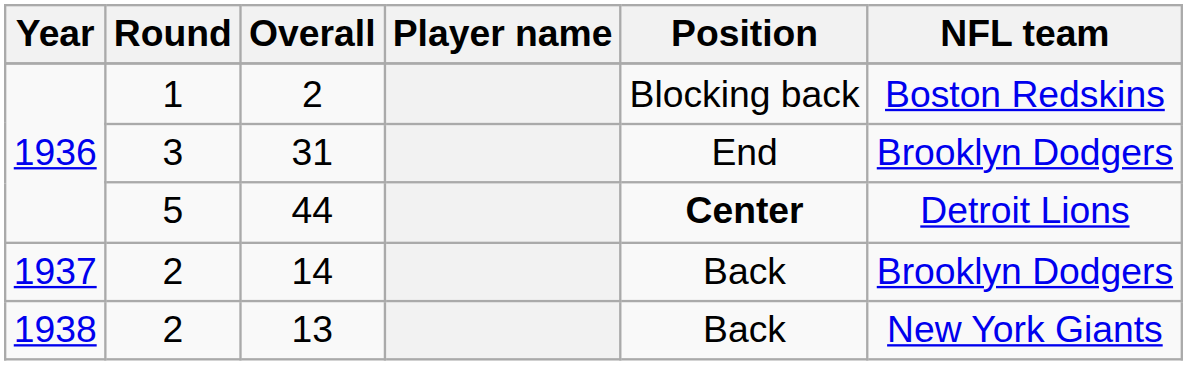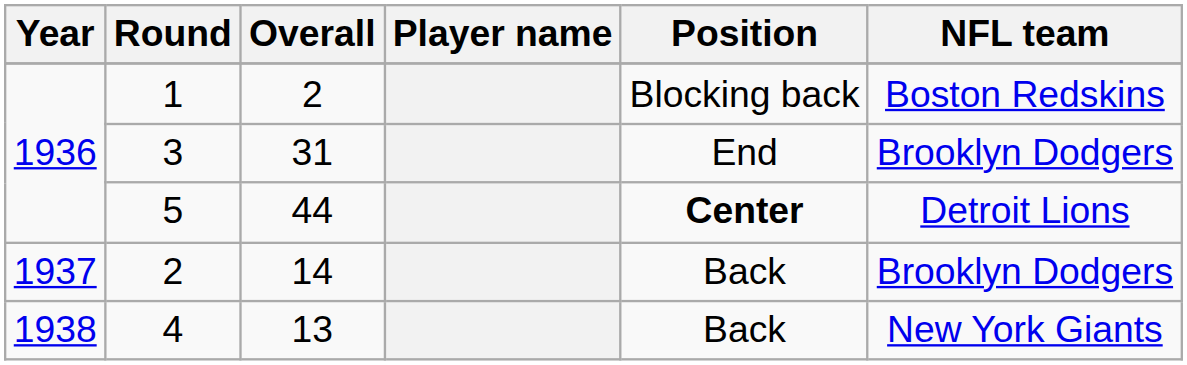(173, 329) 2 -> (173, 329) 4
